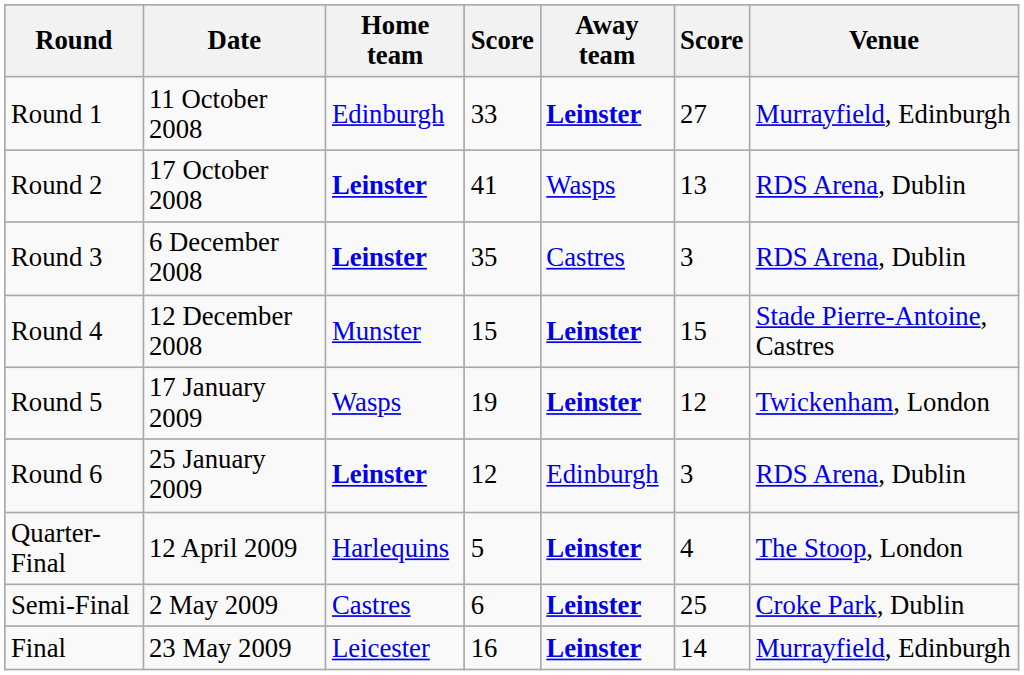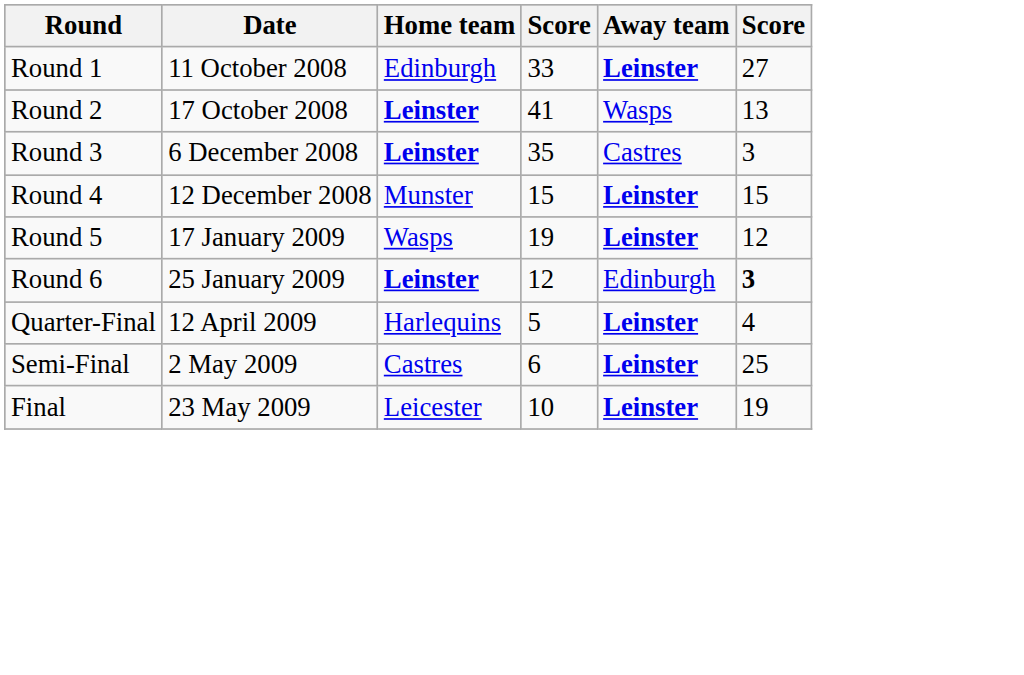- column: (884, 40)
(687, 475) normal -> (749, 279) bold
(484, 647) 16 -> (541, 407) 10
(693, 647) 14 -> (755, 407) 19
